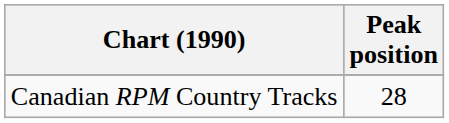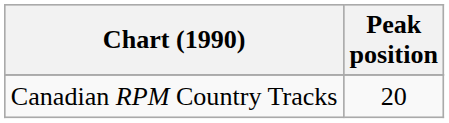(394, 95) 28 -> (394, 95) 20
